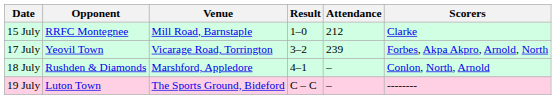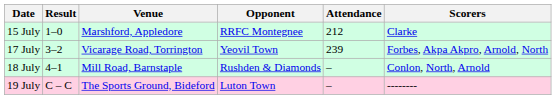columns swapped: (96, 13) <-> (305, 13)
(202, 31) Mill Road, Barnstaple -> (132, 31) Marshford, Appledore
(202, 67) Marshford, Appledore -> (132, 67) Mill Road, Barnstaple
